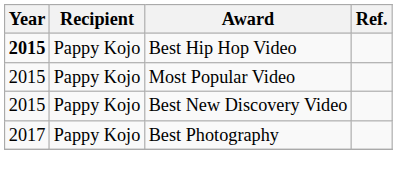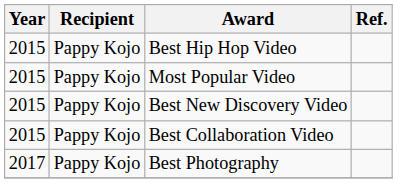(27, 47) bold -> (27, 47) normal
+ row: (241, 134)
